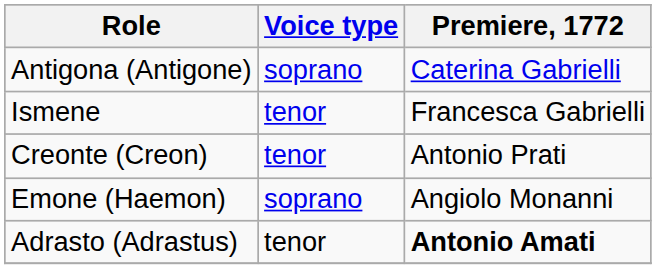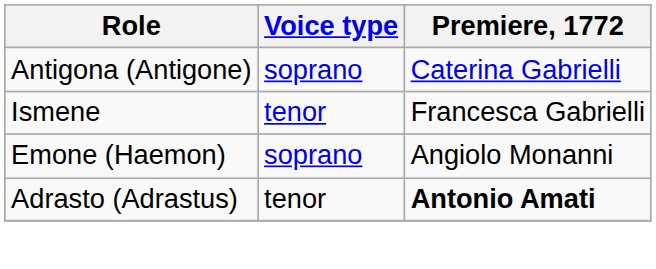- row: (109, 155)
